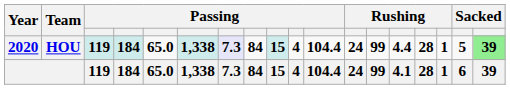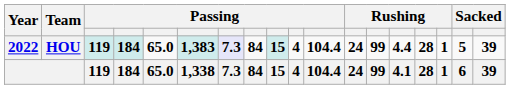(23, 47) 2020 -> (23, 47) 2022
(198, 47) 1,338 -> (198, 47) 1,383
(489, 47) lightgreen background -> (489, 47) no background
